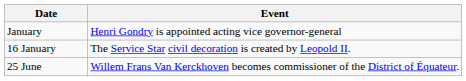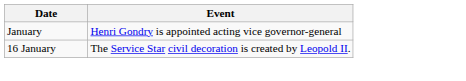- row: (24, 66)
